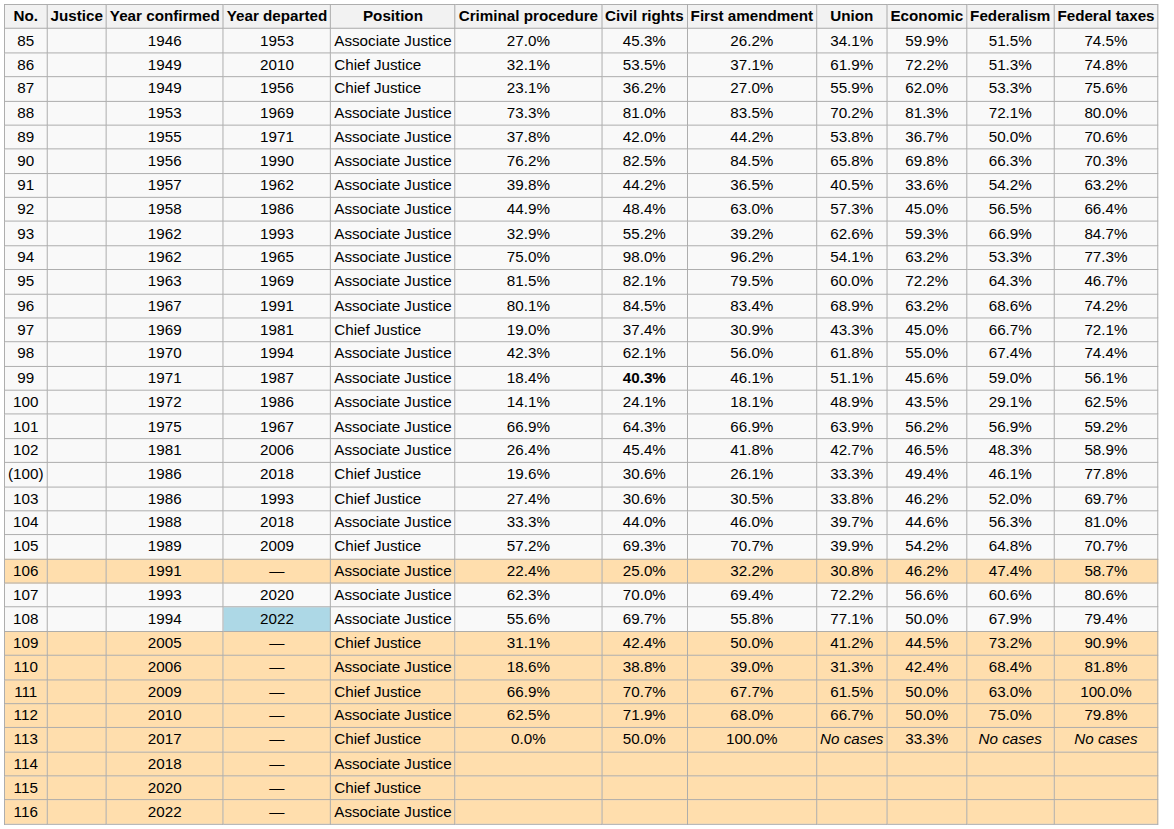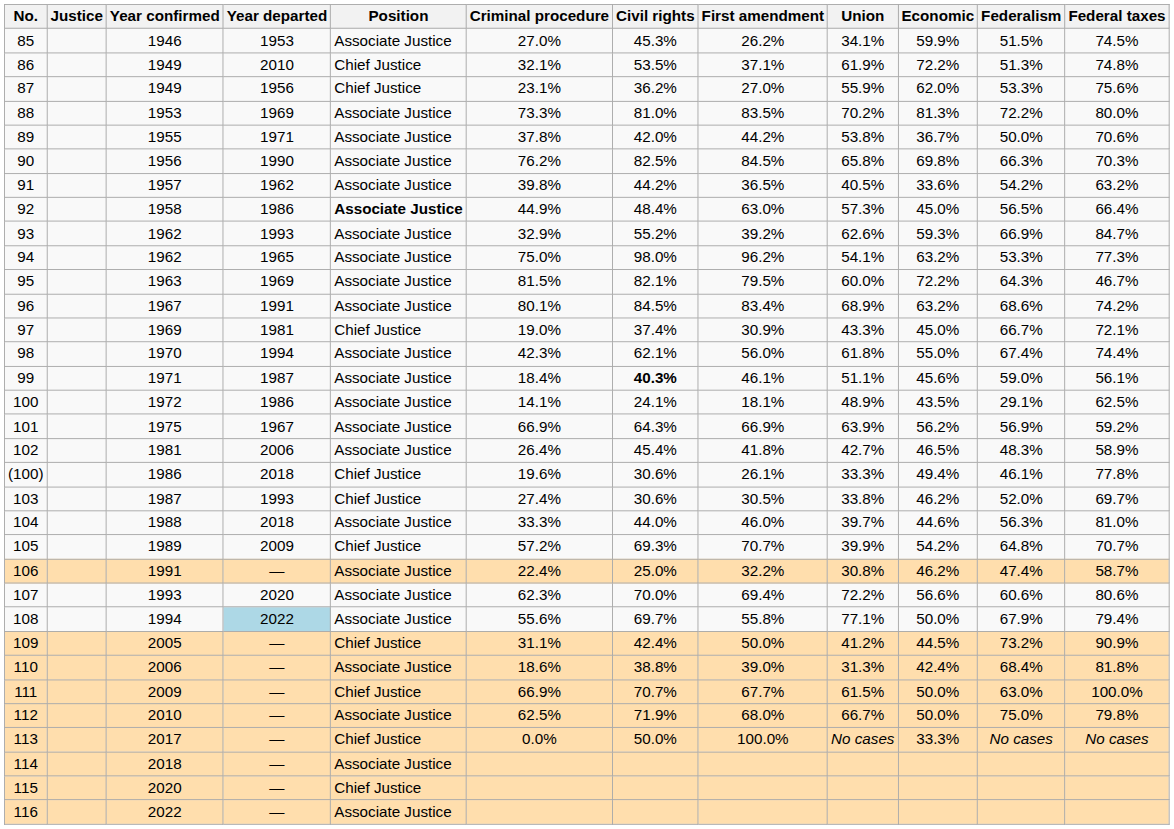(1010, 112) 72.1% -> (1021, 112) 72.2%
(393, 209) normal -> (398, 209) bold
(165, 498) 1986 -> (165, 498) 1987
